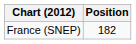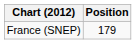(107, 30) 182 -> (107, 30) 179
